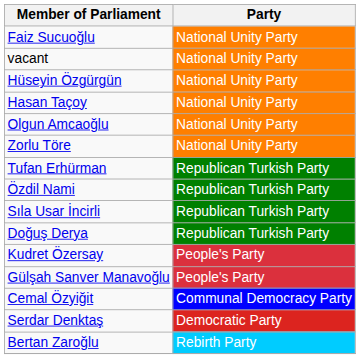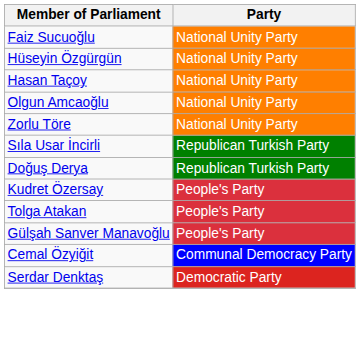- row: (28, 59)
- row: (57, 168)
- row: (41, 189)
+ row: (47, 211)
- row: (53, 342)
